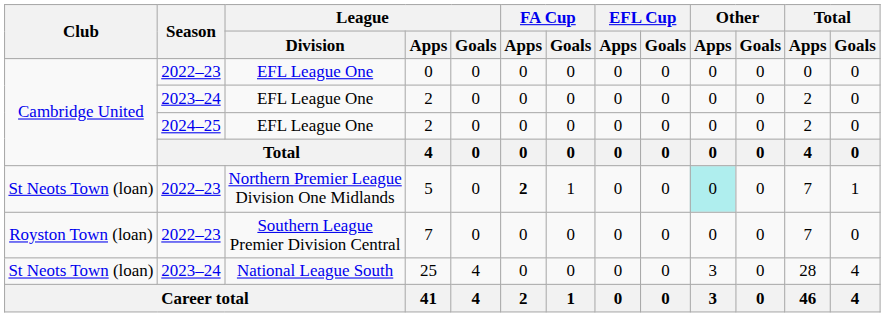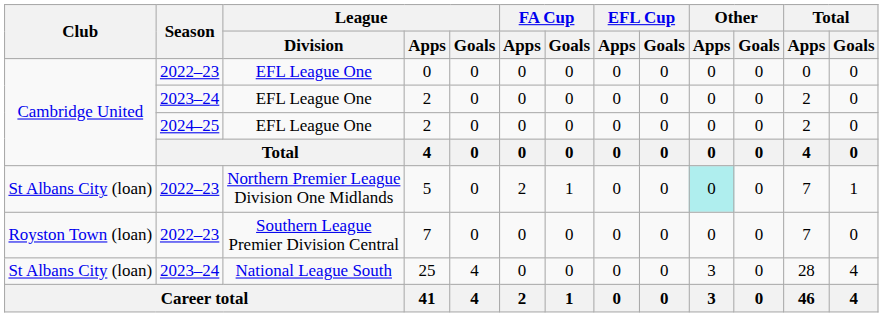(81, 188) St Neots Town (loan) -> (80, 188) St Albans City (loan)
(523, 188) bold -> (522, 188) normal
(81, 271) St Neots Town (loan) -> (80, 271) St Albans City (loan)
